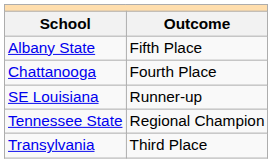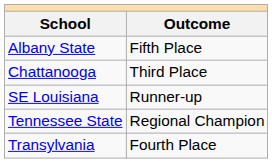(173, 72) Fourth Place -> (168, 72) Third Place
(168, 145) Third Place -> (173, 145) Fourth Place
